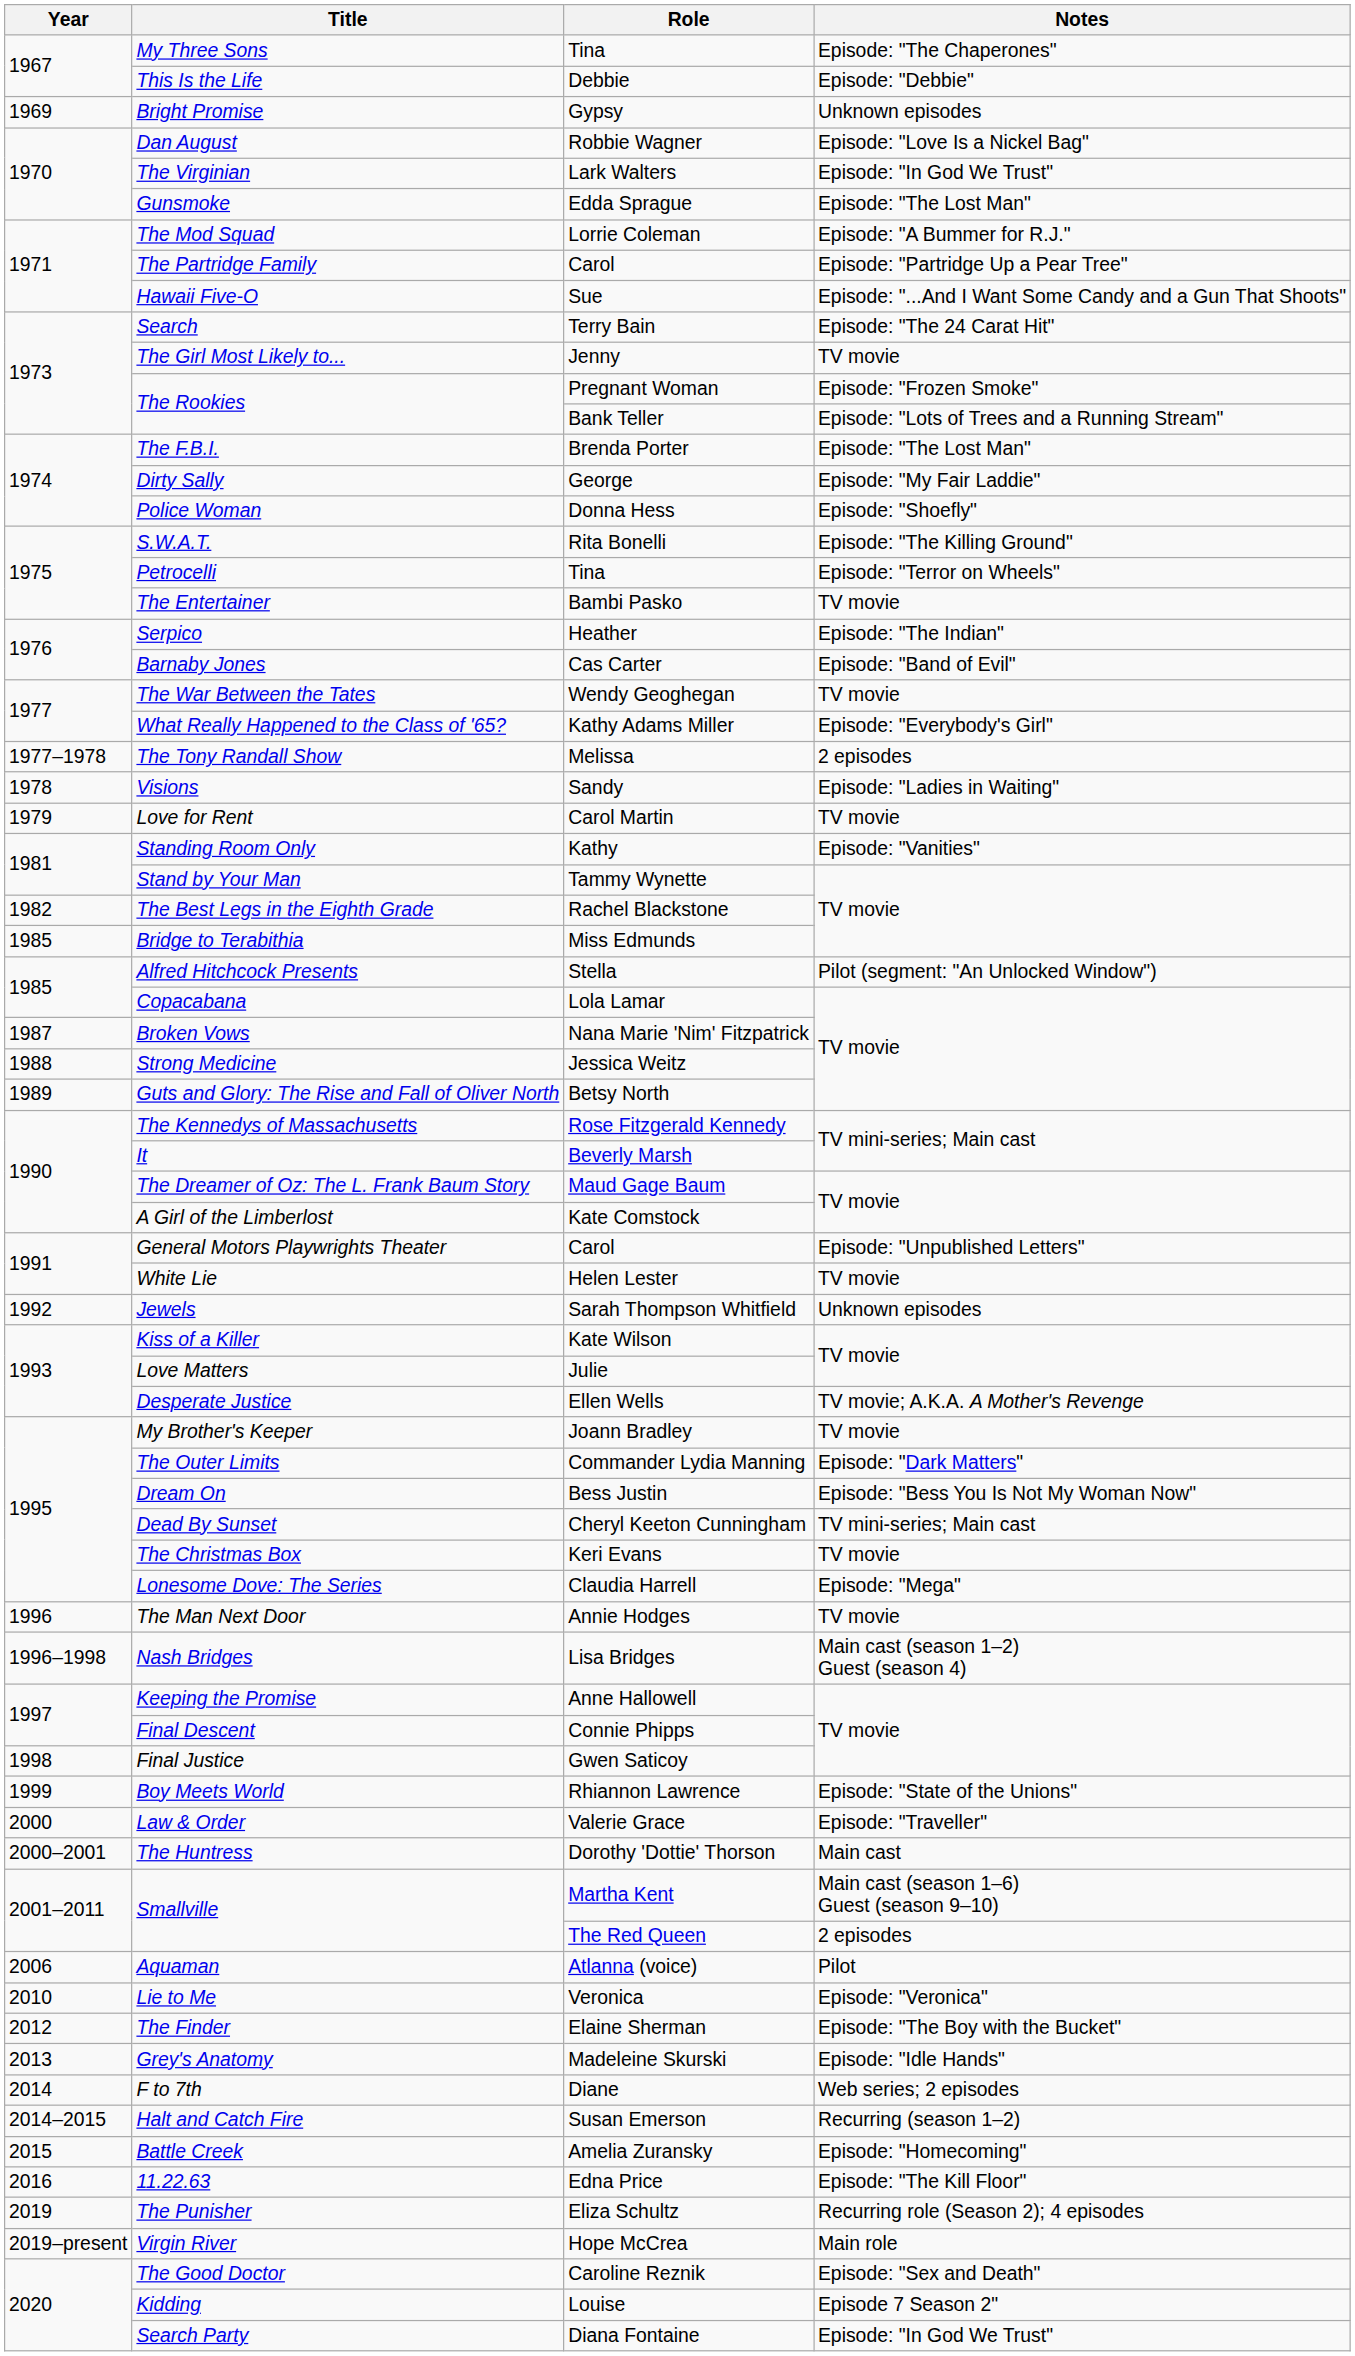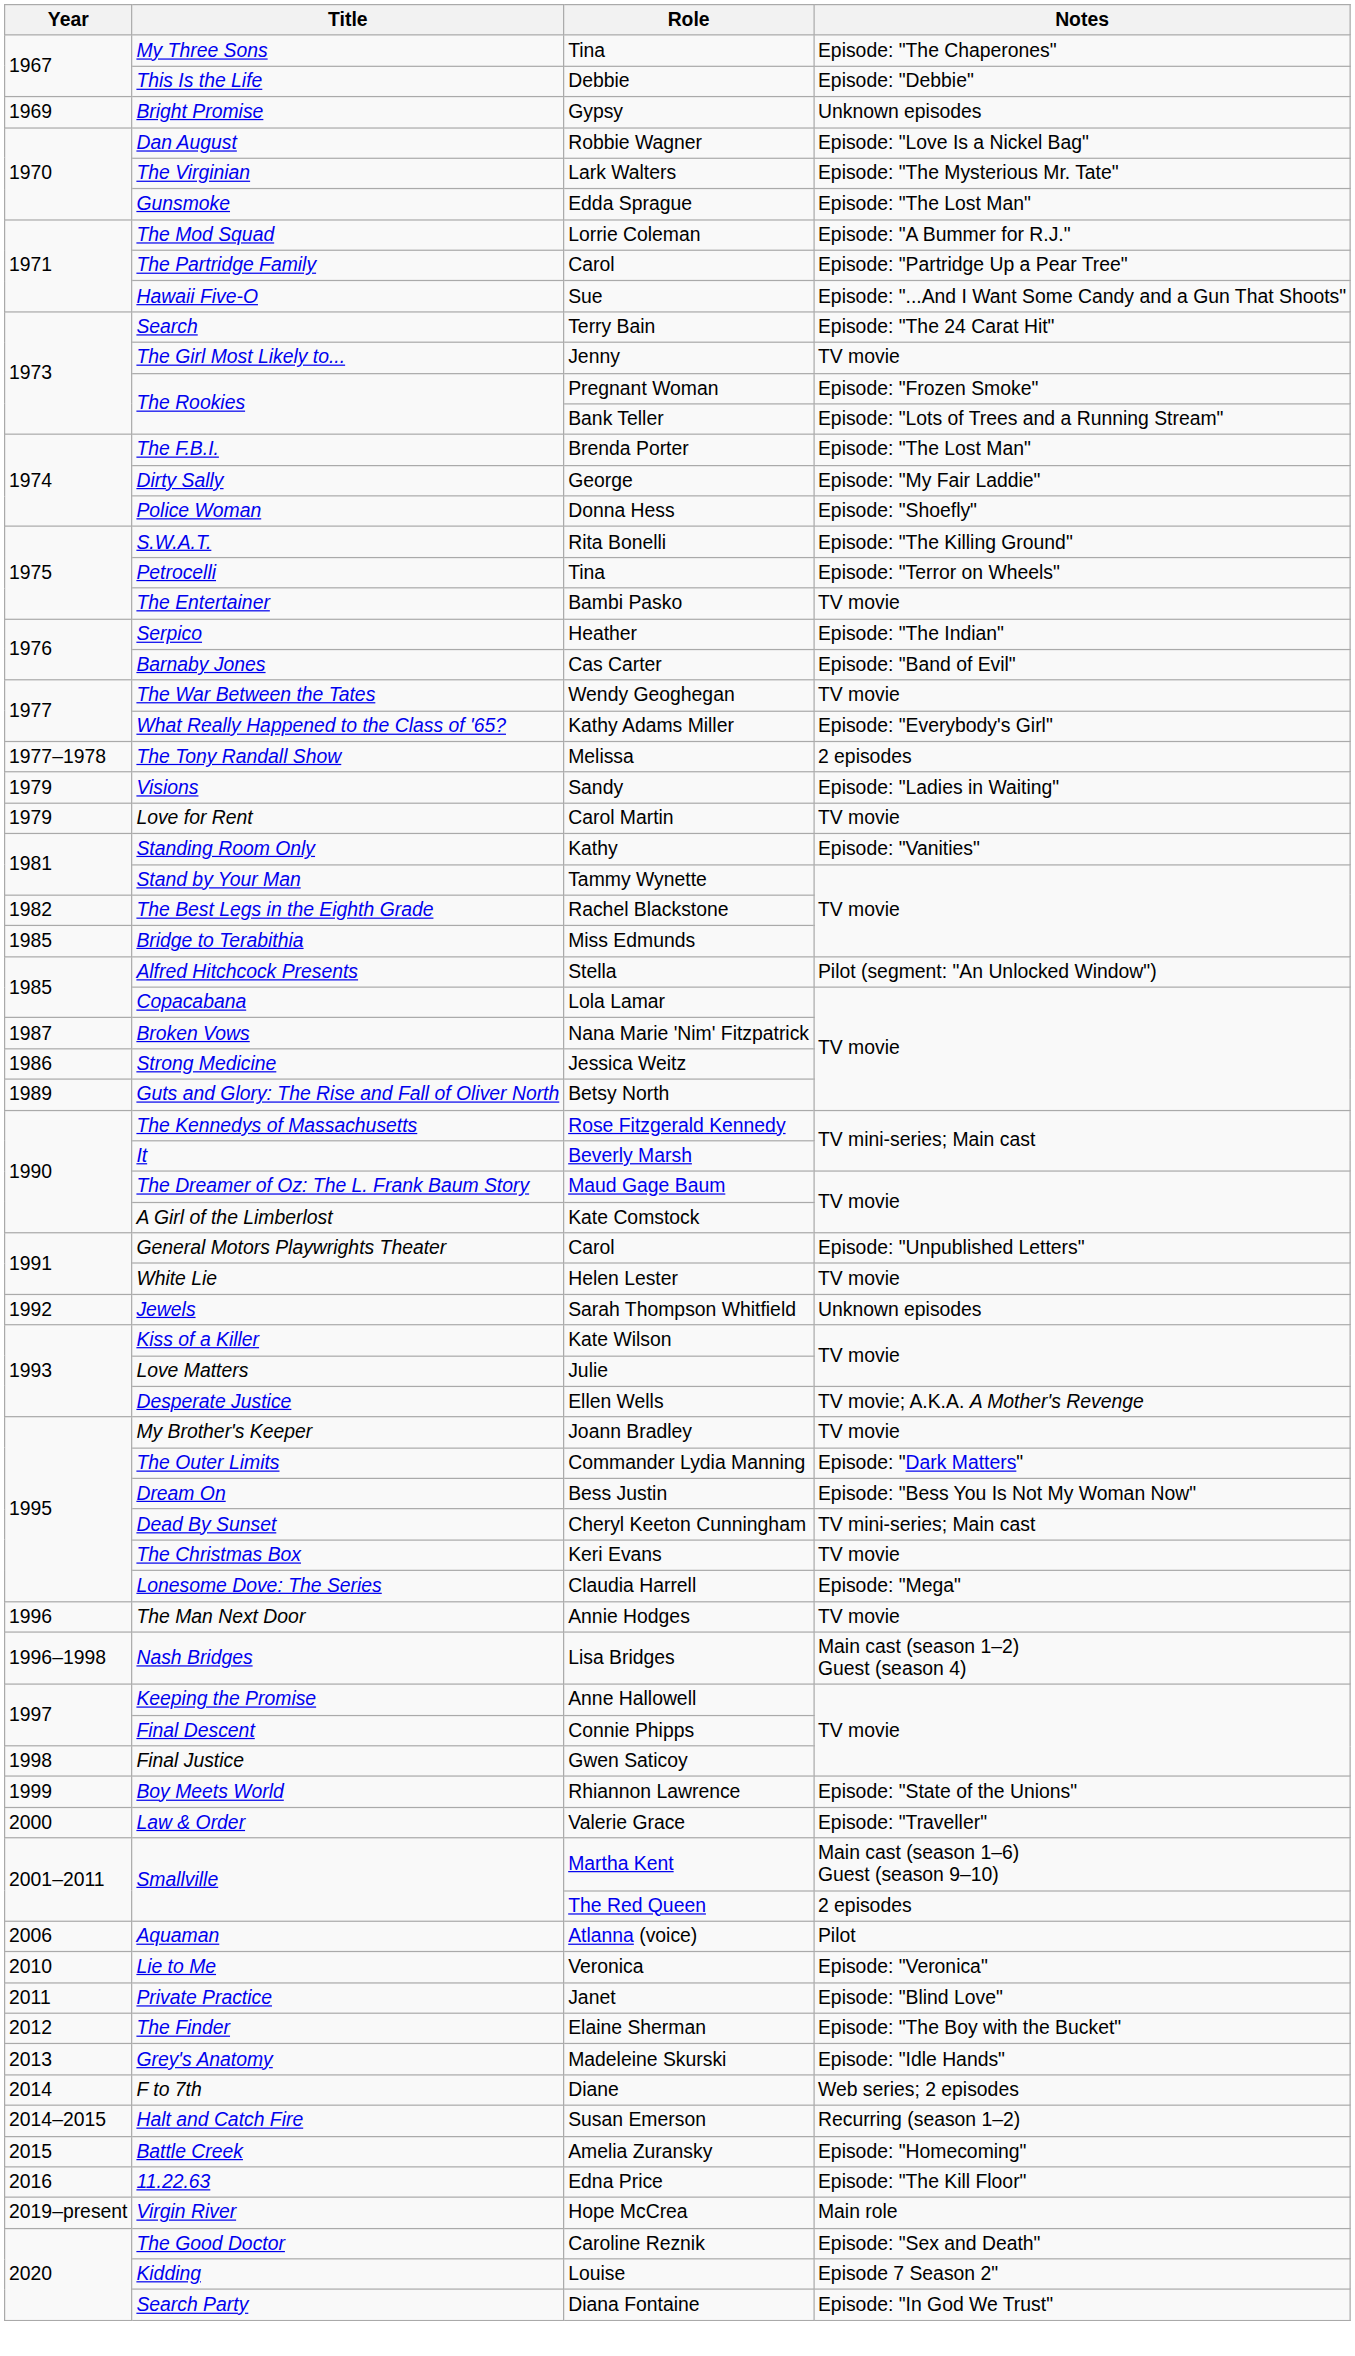(935, 173) Episode: "In God We Trust" -> (968, 173) Episode: "The Mysterious Mr. Tate"
(31, 787) 1978 -> (31, 787) 1979
(31, 1063) 1988 -> (31, 1063) 1986
- row: (195, 1853)
+ row: (204, 1997)
- row: (194, 2212)
